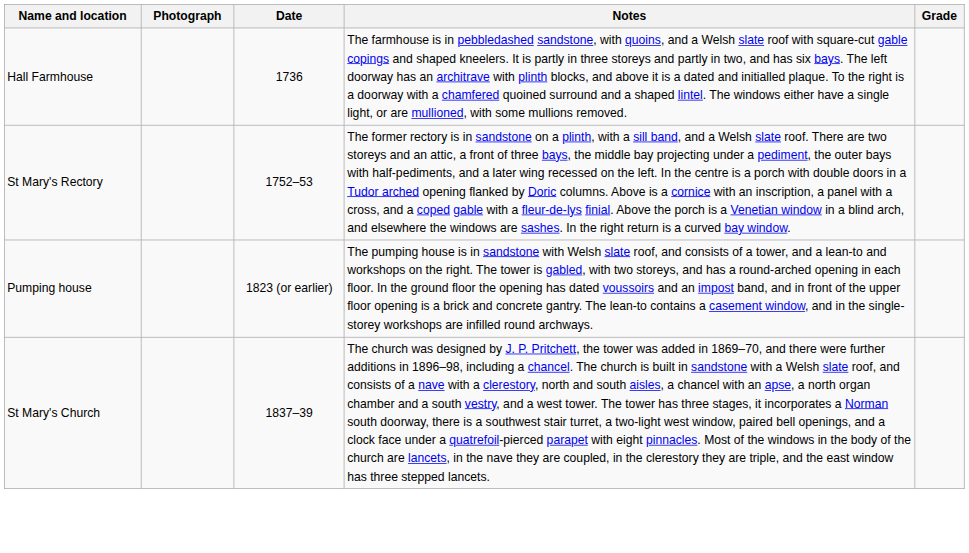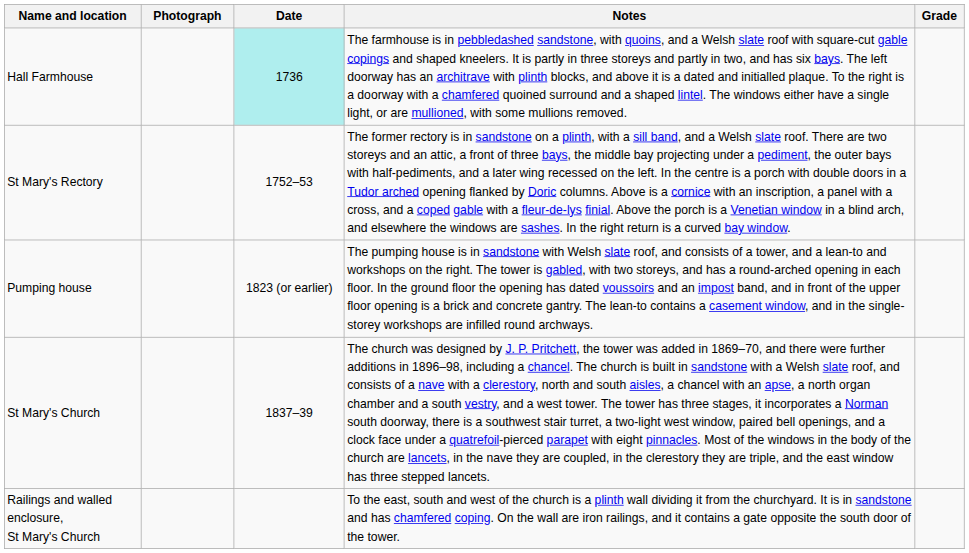(289, 76) no background -> (289, 76) paleturquoise background
+ row: (60, 518)
